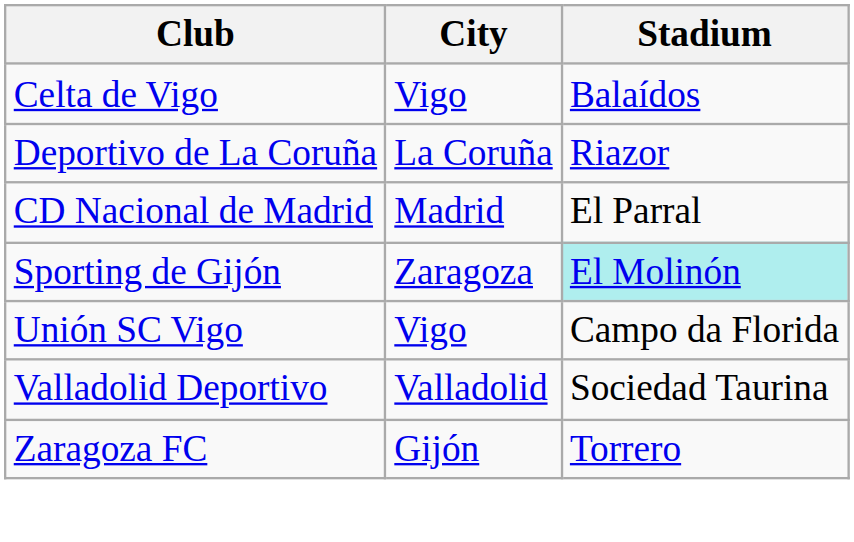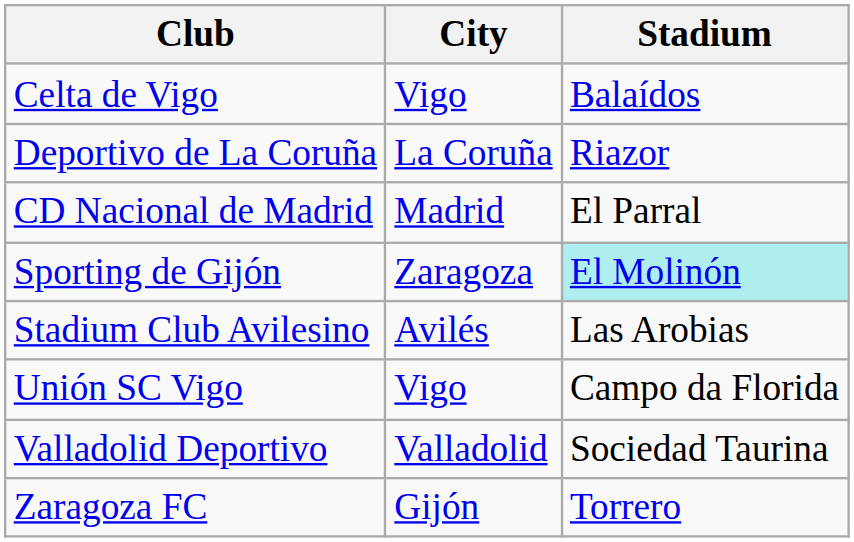+ row: (192, 329)
